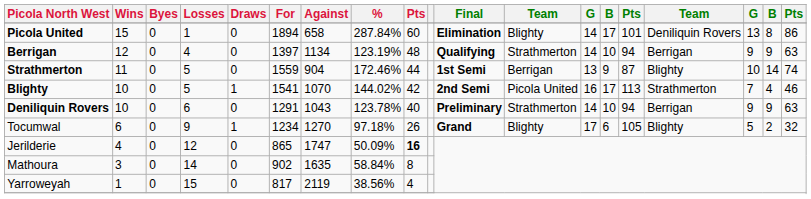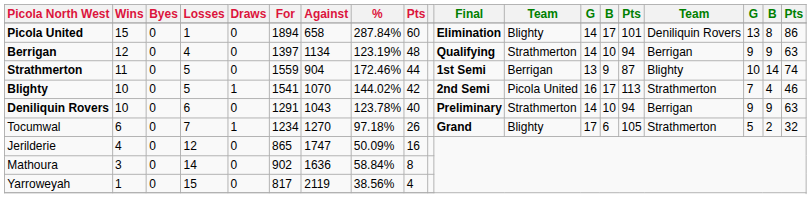(187, 127) 9 -> (187, 127) 7
(665, 127) Blighty -> (682, 127) Strathmerton
(413, 146) bold -> (413, 146) normal
(318, 164) 1635 -> (318, 164) 1636
